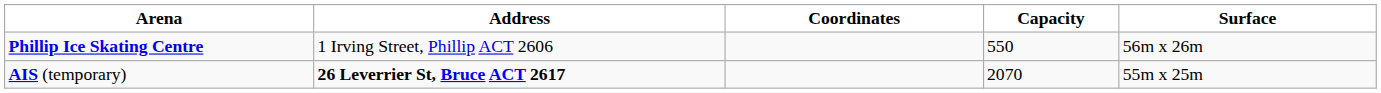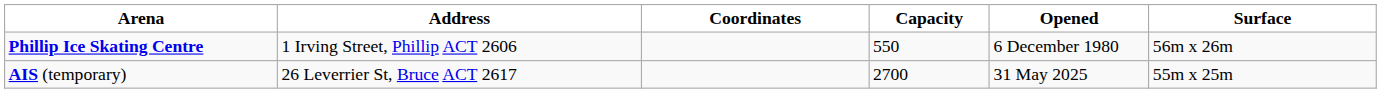+ column: (1069, 18)
(441, 74) bold -> (399, 74) normal
(1005, 74) 2070 -> (891, 74) 2700
